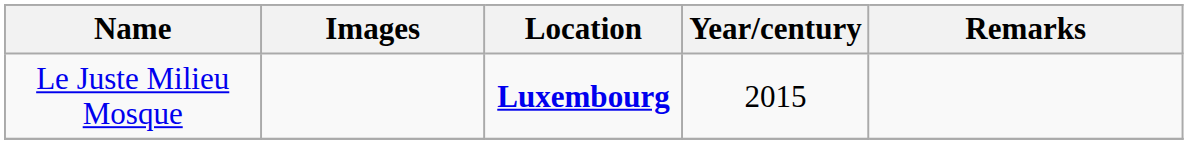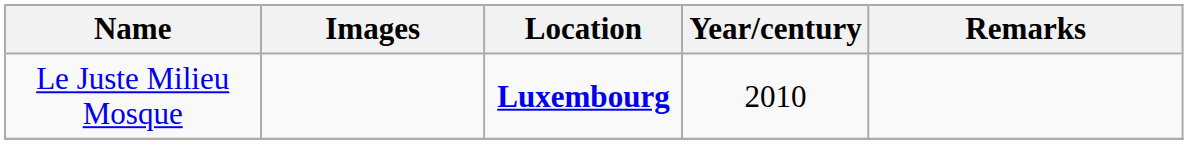(775, 95) 2015 -> (775, 95) 2010
